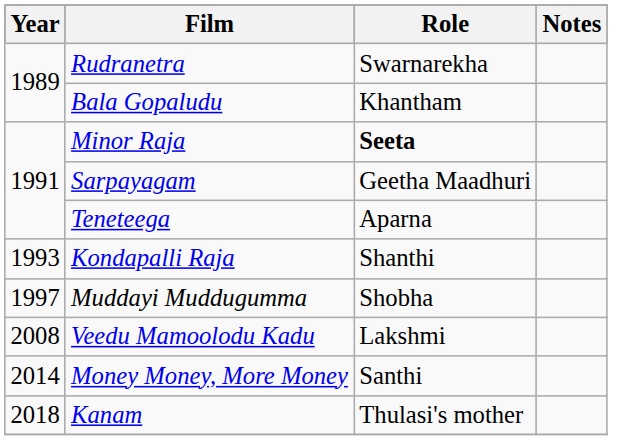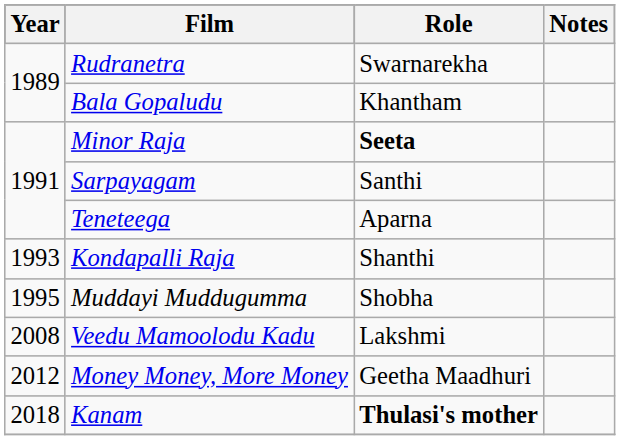(445, 180) Geetha Maadhuri -> (391, 180) Santhi
(35, 297) 1997 -> (35, 297) 1995
(35, 375) 2014 -> (35, 375) 2012
(391, 375) Santhi -> (445, 375) Geetha Maadhuri
(441, 414) normal -> (449, 414) bold
